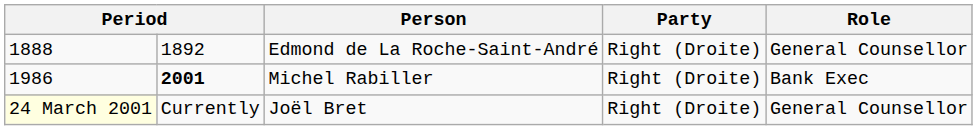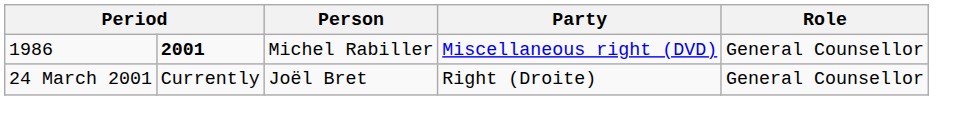- row: (434, 50)
(684, 79) Right (Droite) -> (580, 50) Miscellaneous right (DVD)
(819, 79) Bank Exec -> (825, 50) General Counsellor
(81, 109) lightyellow background -> (81, 79) no background
